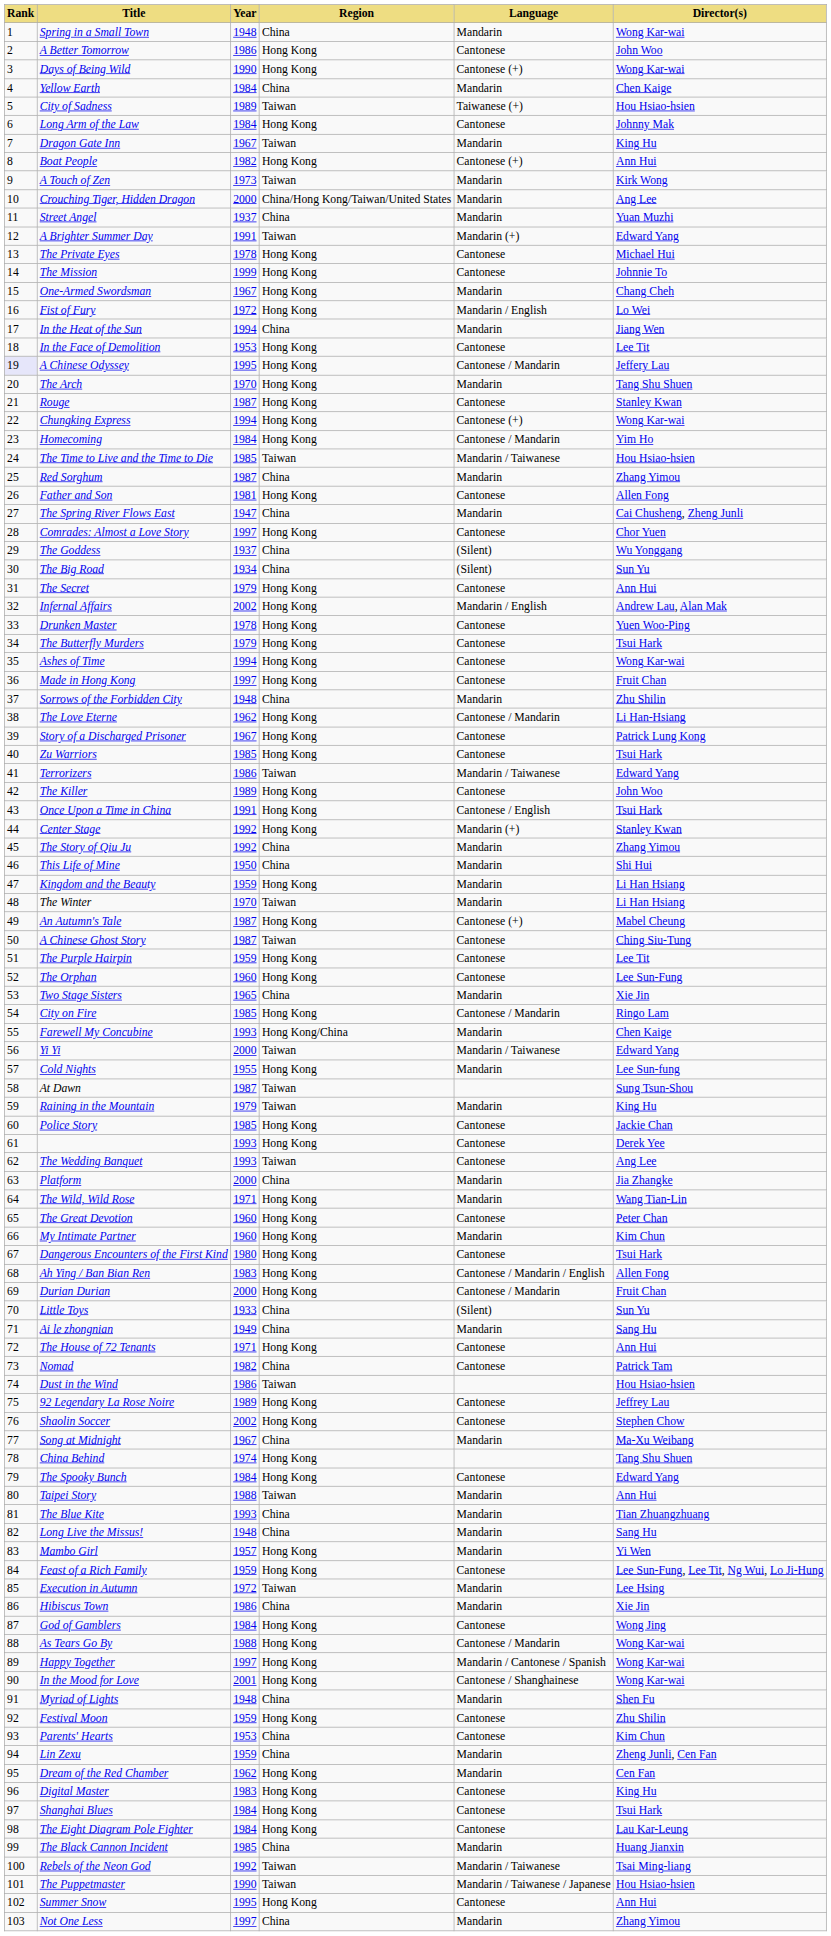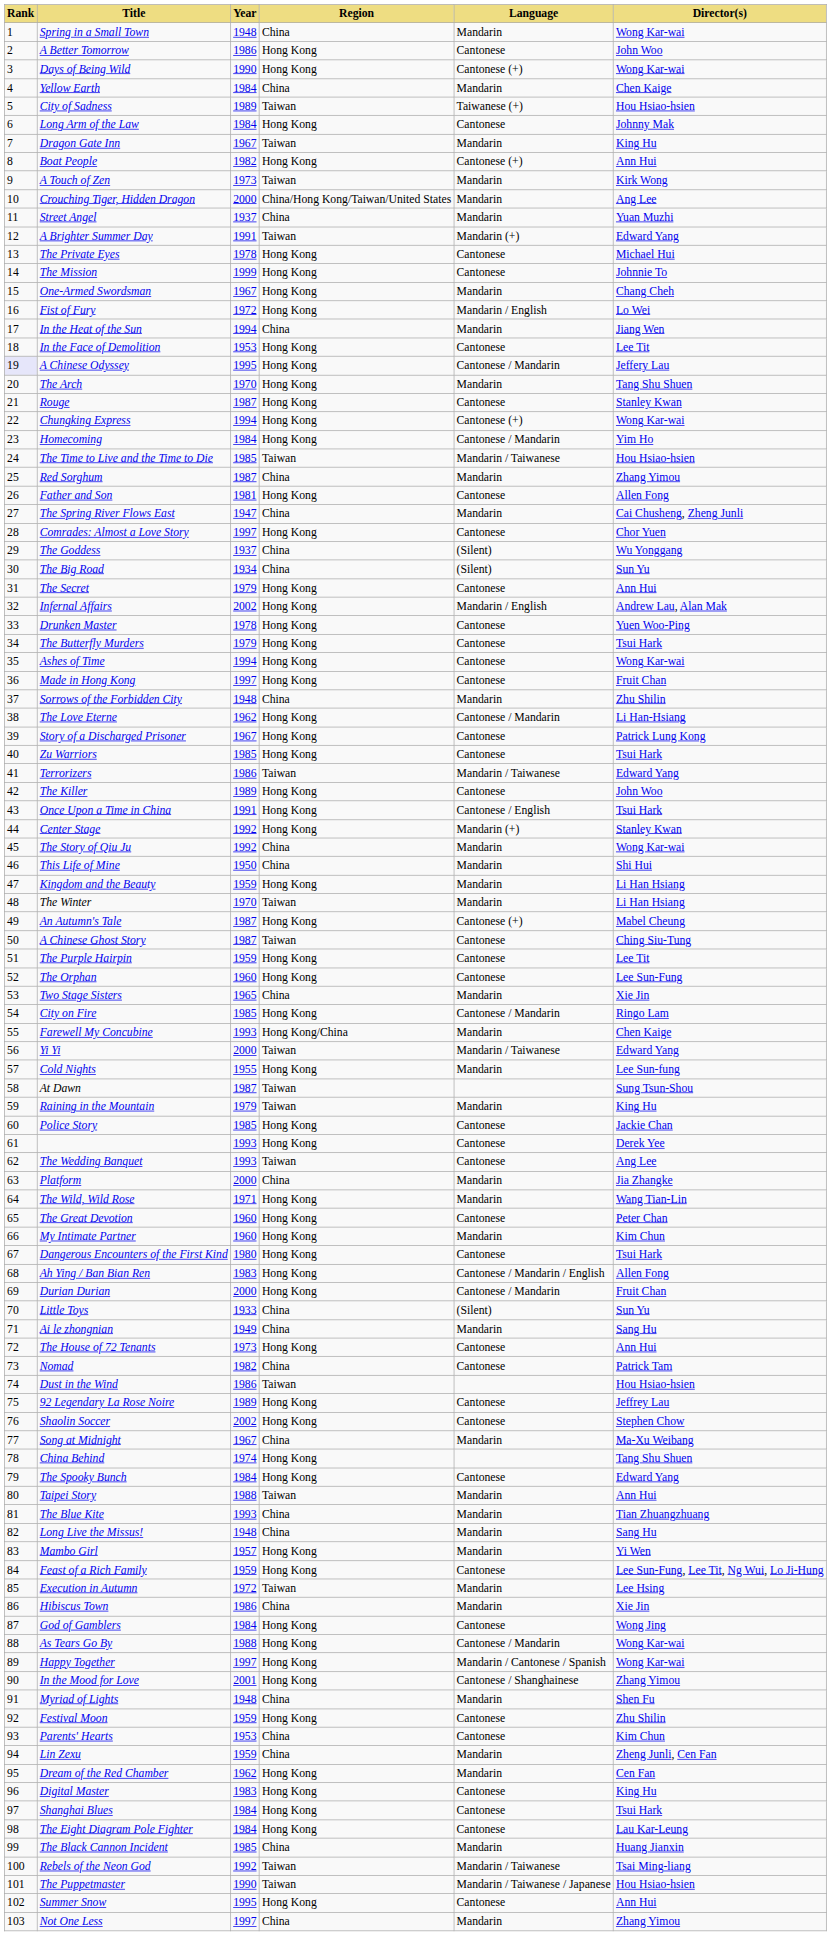(648, 847) Zhang Yimou -> (650, 847) Wong Kar-wai
(245, 1347) 1971 -> (245, 1347) 1973
(650, 1680) Wong Kar-wai -> (648, 1680) Zhang Yimou
